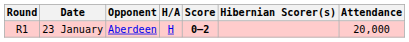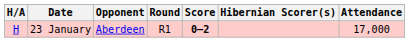columns swapped: (22, 13) <-> (171, 13)
(372, 29) 20,000 -> (372, 29) 17,000
